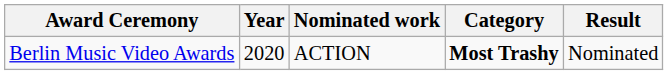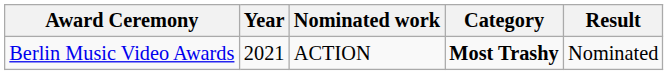(264, 52) 2020 -> (264, 52) 2021
